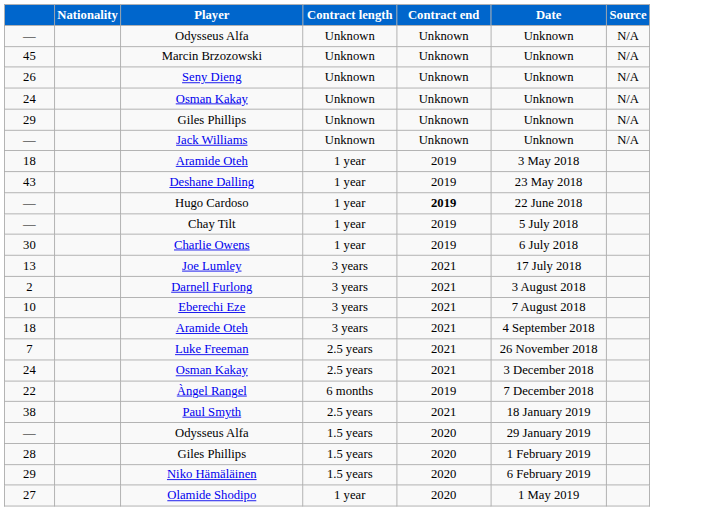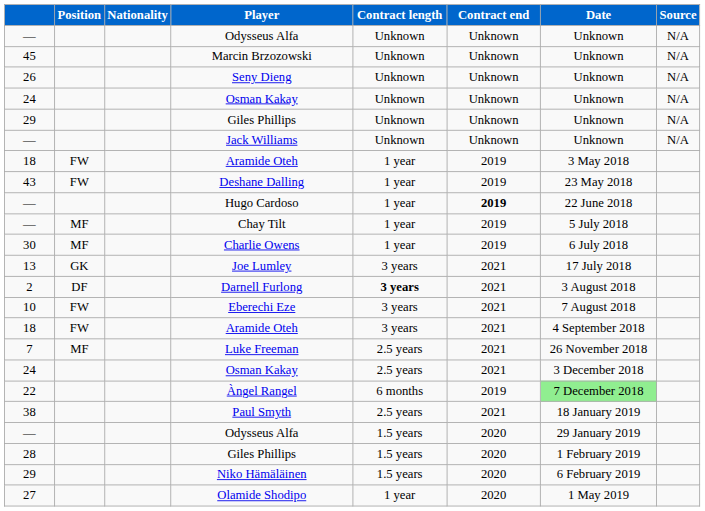+ column: (79, 15)
(350, 287) normal -> (400, 287) bold
(549, 391) no background -> (599, 391) lightgreen background
